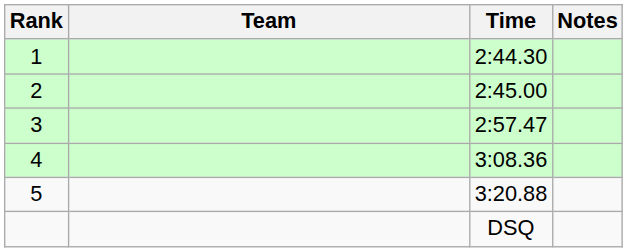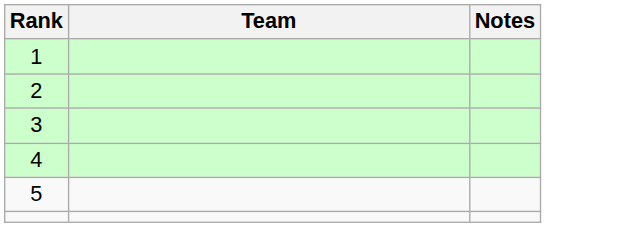- column: (511, 21)
